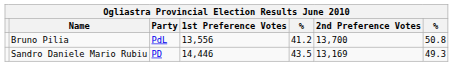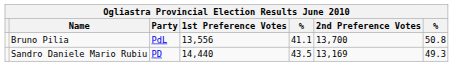(301, 40) 41.2 -> (301, 40) 41.1
(198, 54) 14,446 -> (198, 54) 14,440
